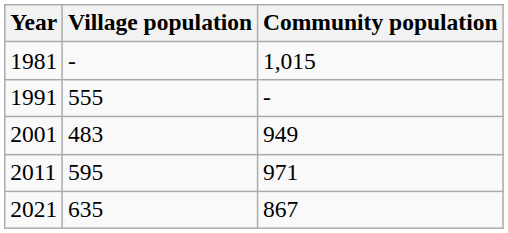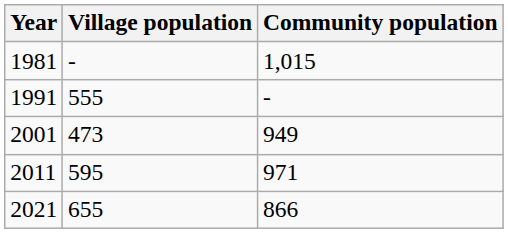(86, 135) 483 -> (86, 135) 473
(86, 209) 635 -> (86, 209) 655
(281, 209) 867 -> (281, 209) 866
